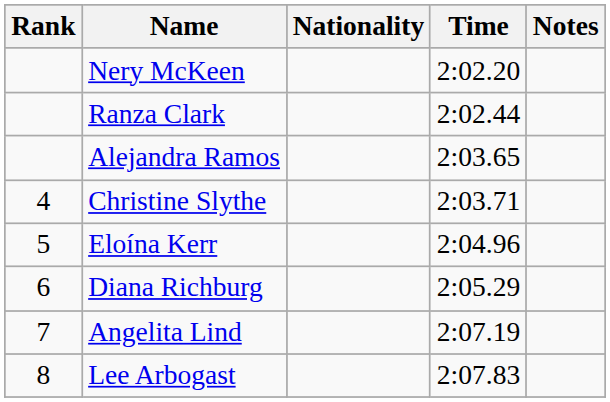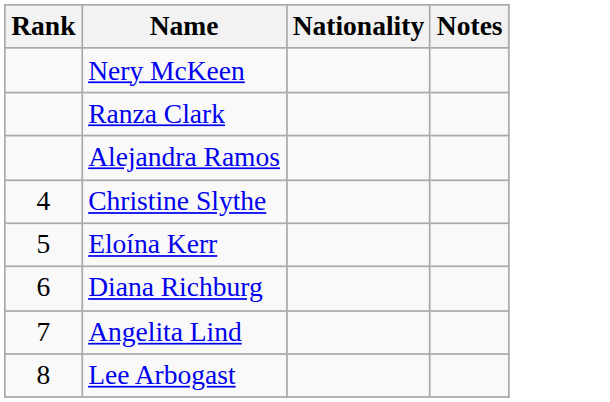- column: (479, 26)
